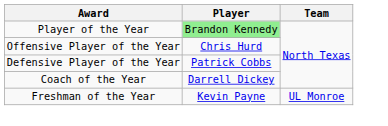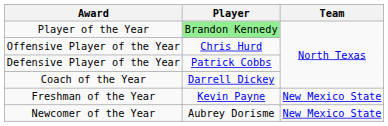(317, 96) UL Monroe -> (332, 96) New Mexico State
+ row: (93, 113)
